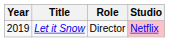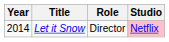(18, 28) 2019 -> (18, 28) 2014
